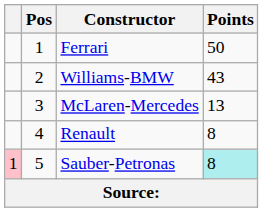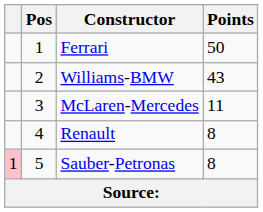(216, 105) 13 -> (216, 105) 11
(211, 163) paleturquoise background -> (211, 163) no background
